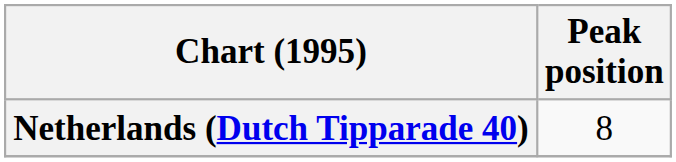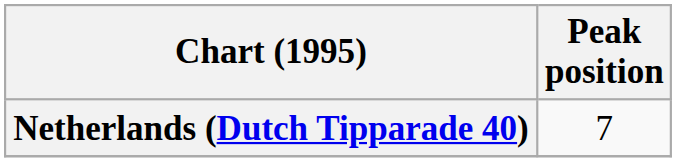(604, 127) 8 -> (604, 127) 7
